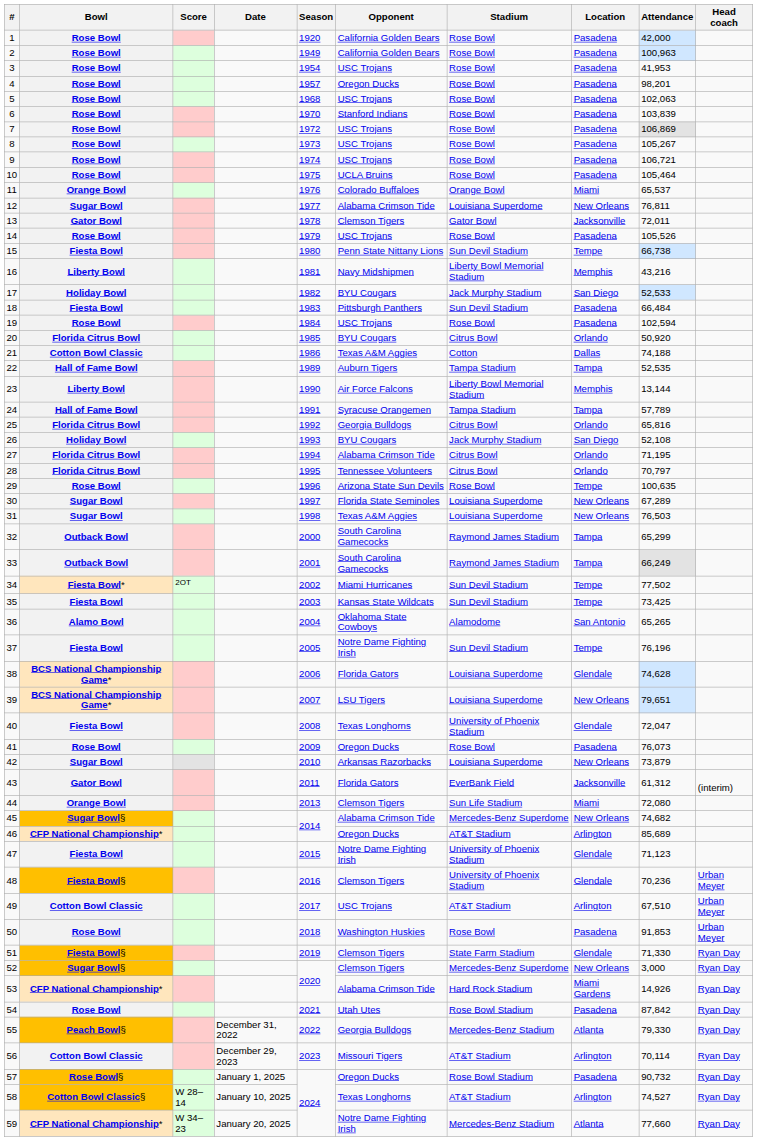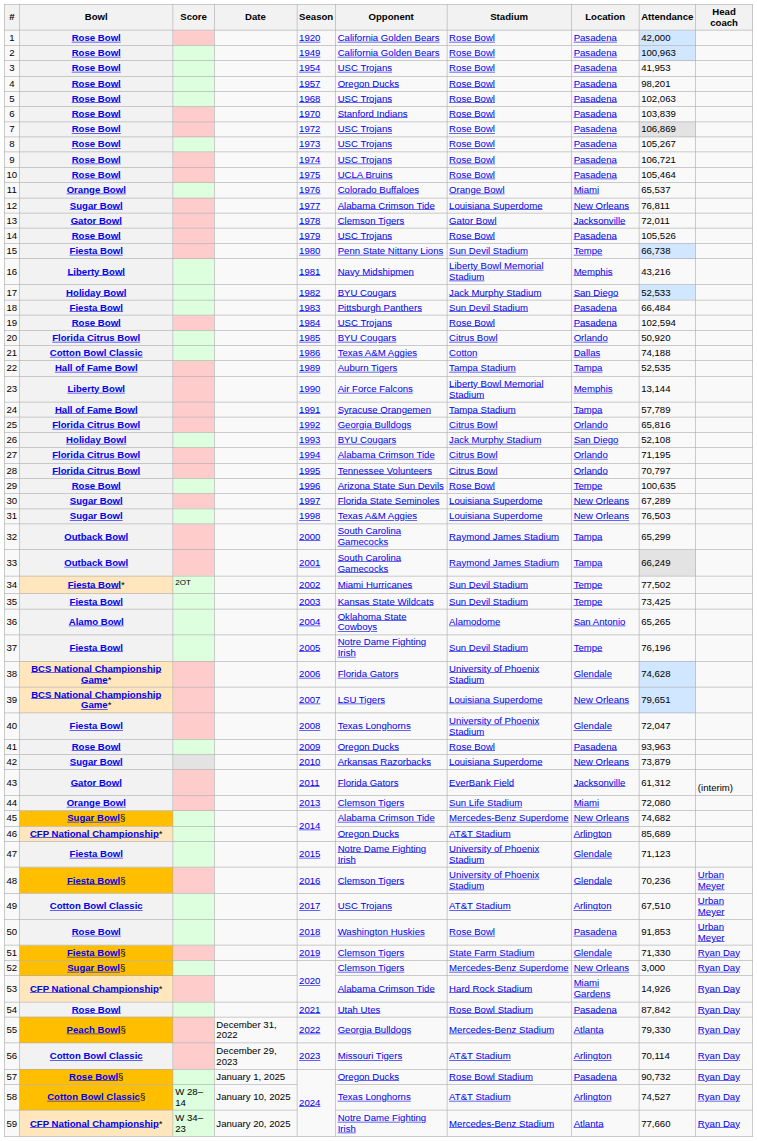(496, 674) Louisiana Superdome -> (494, 674) University of Phoenix Stadium
(656, 746) 76,073 -> (656, 746) 93,963
